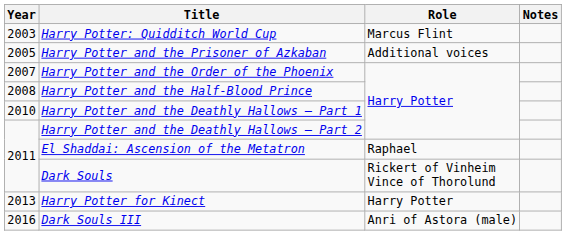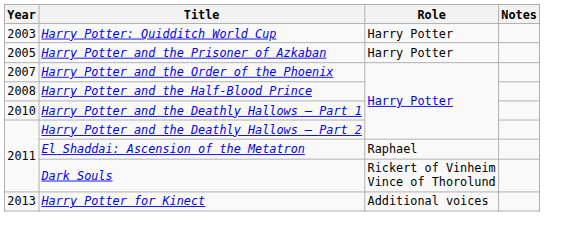(410, 33) Marcus Flint -> (410, 33) Harry Potter
(428, 53) Additional voices -> (410, 53) Harry Potter
(410, 201) Harry Potter -> (428, 201) Additional voices
- row: (91, 221)
